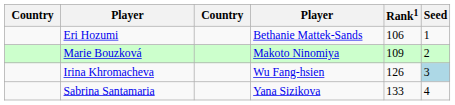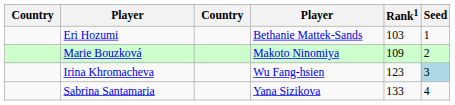(395, 35) 106 -> (395, 35) 103
(395, 72) 126 -> (395, 72) 123
